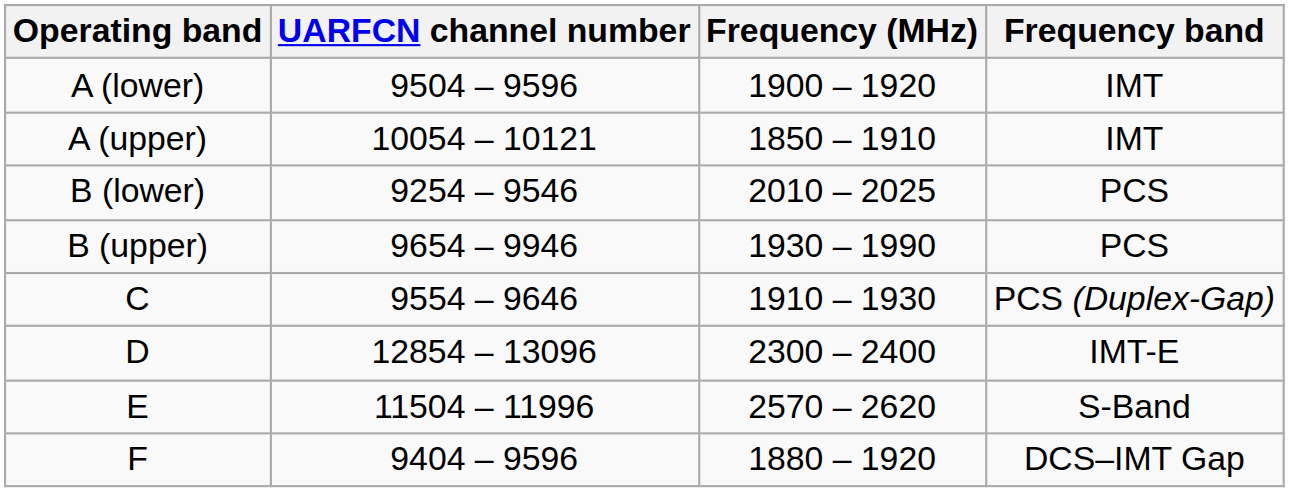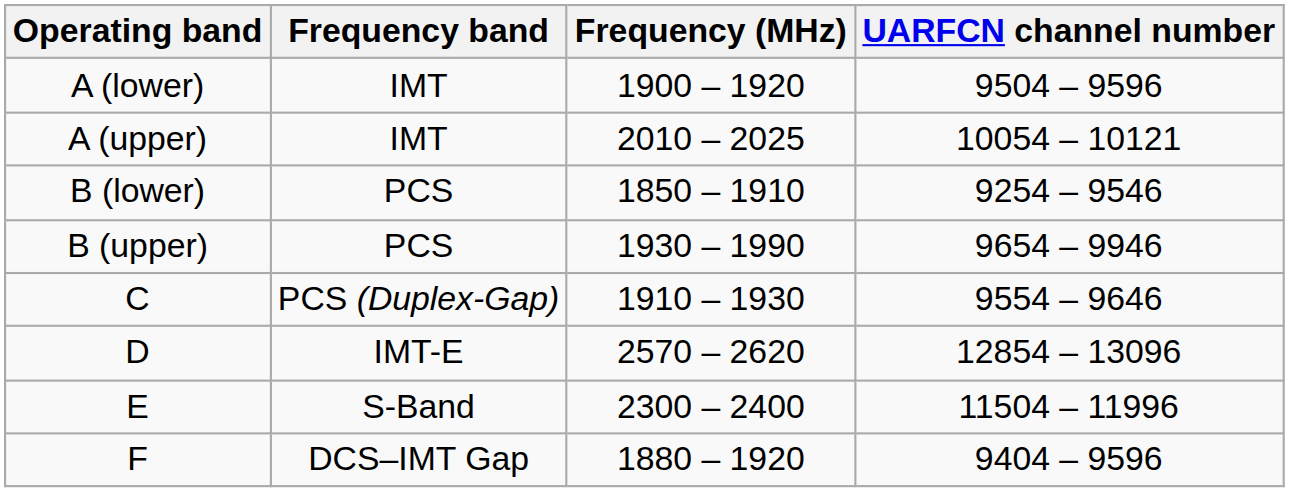columns swapped: (1134, 31) <-> (484, 31)
(842, 138) 1850 – 1910 -> (711, 138) 2010 – 2025
(842, 191) 2010 – 2025 -> (711, 191) 1850 – 1910
(842, 352) 2300 – 2400 -> (711, 352) 2570 – 2620
(842, 406) 2570 – 2620 -> (711, 406) 2300 – 2400
